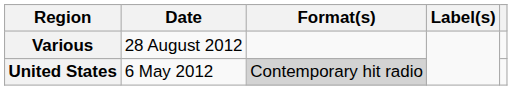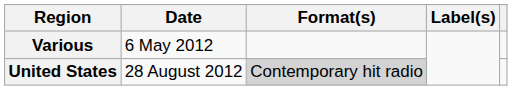(184, 44) 28 August 2012 -> (169, 44) 6 May 2012
(169, 71) 6 May 2012 -> (184, 71) 28 August 2012
